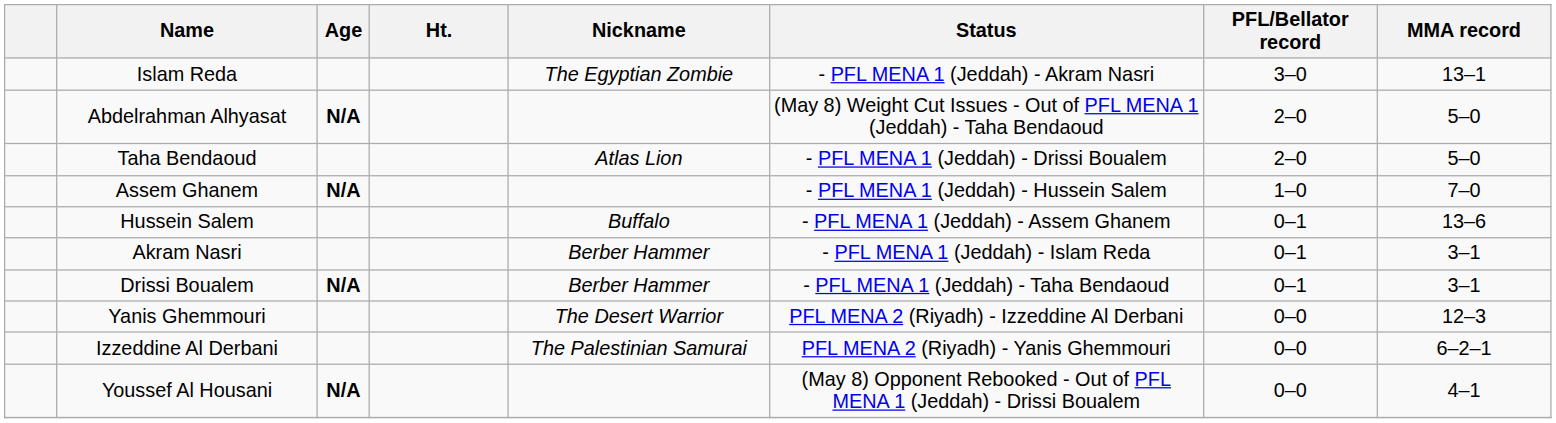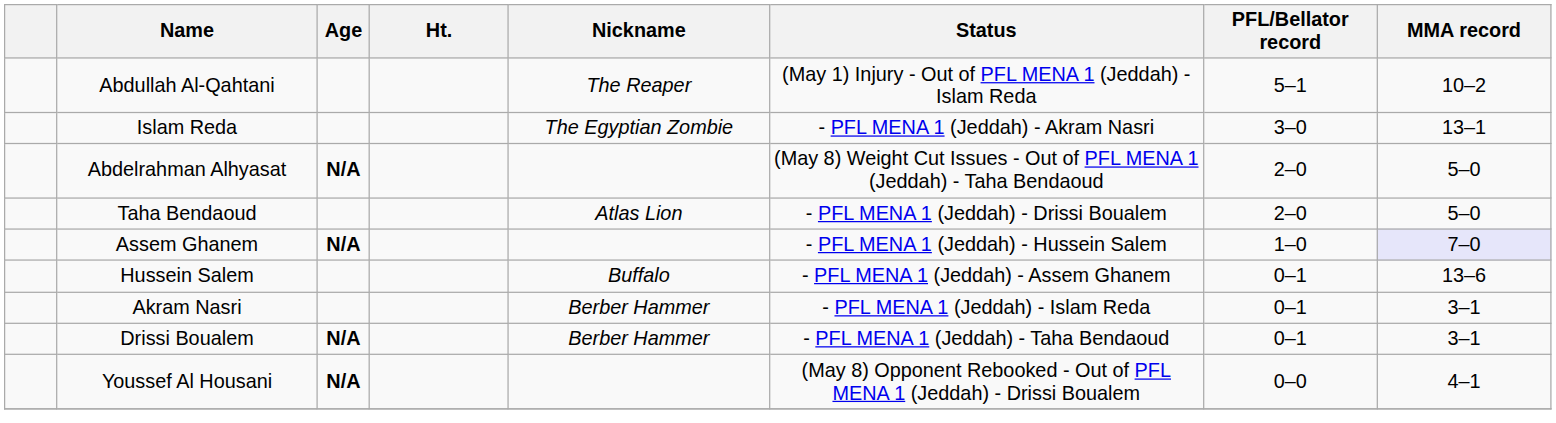+ row: (187, 85)
(1464, 190) no background -> (1464, 244) lavender background
- row: (187, 316)
- row: (187, 348)
